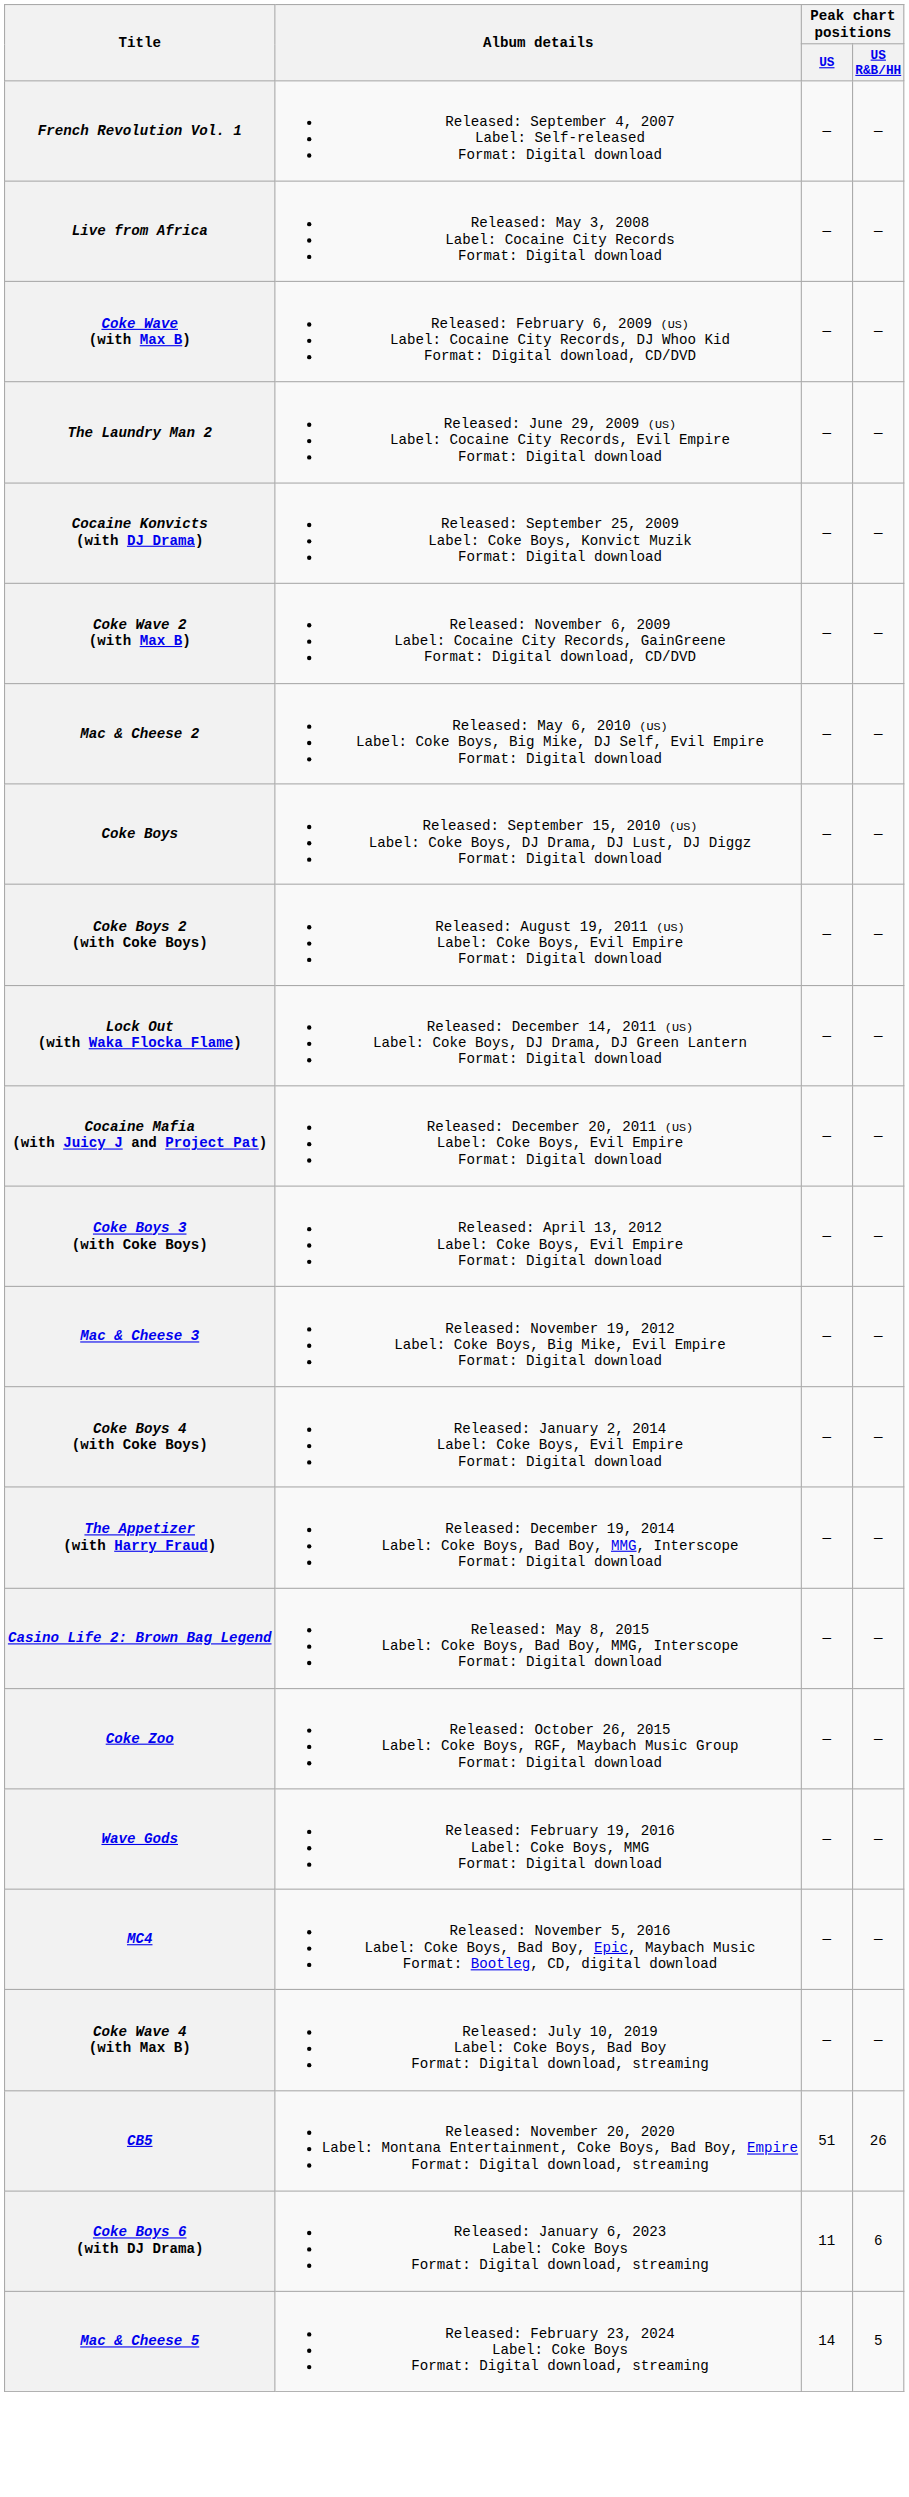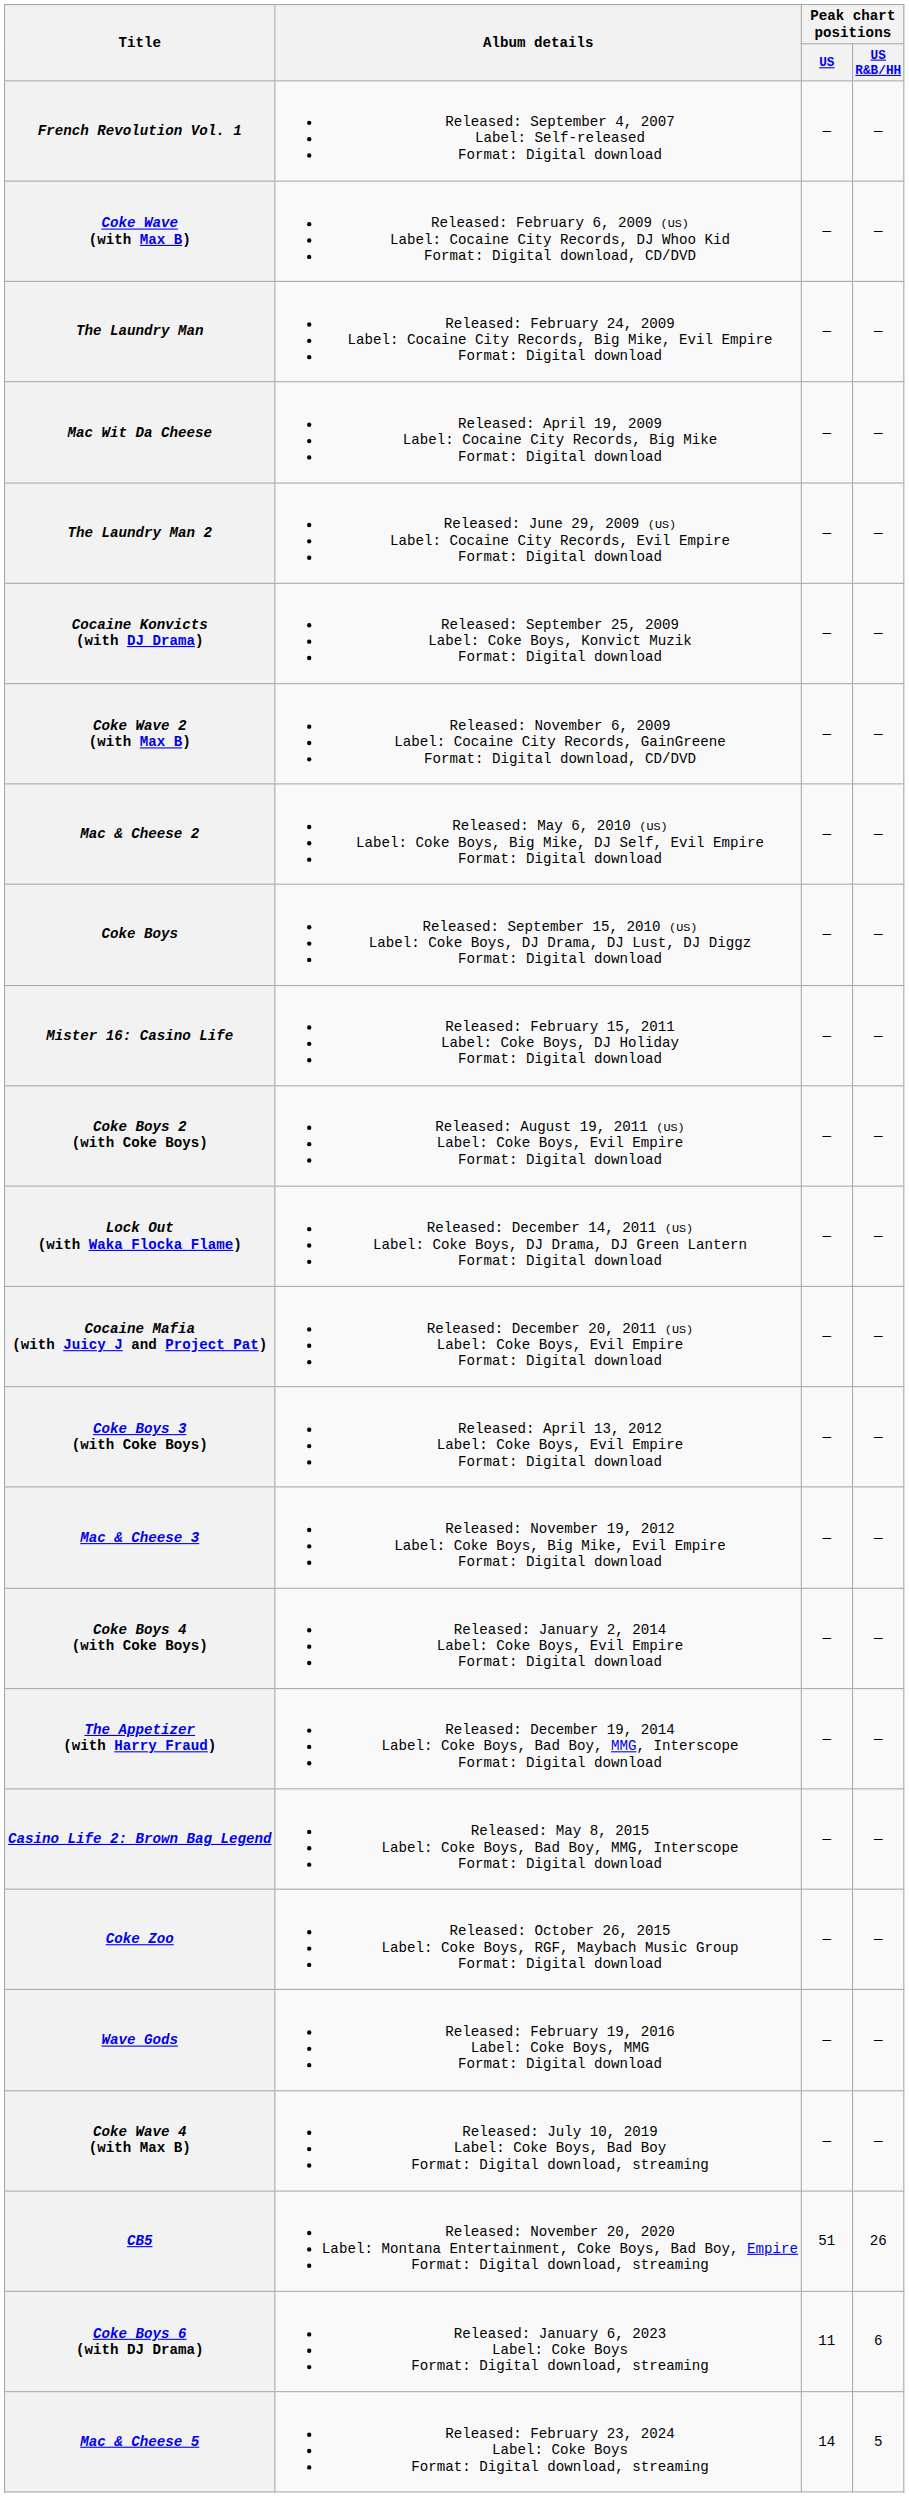- row: (140, 231)
+ row: (140, 332)
+ row: (140, 432)
+ row: (140, 1035)
- row: (140, 1940)
